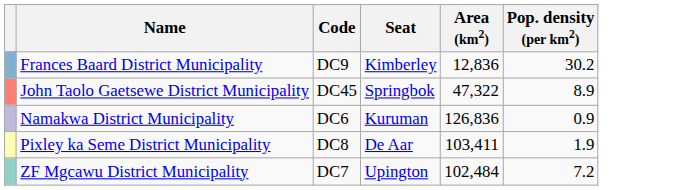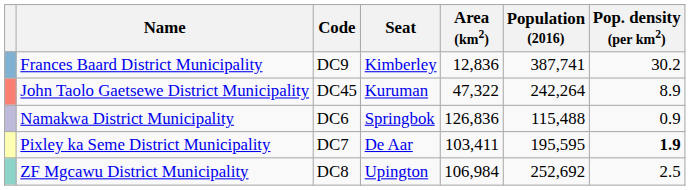+ column: (546, 28)
(400, 91) Springbok -> (396, 91) Kuruman
(396, 118) Kuruman -> (400, 118) Springbok
(333, 144) DC8 -> (333, 144) DC7
(584, 144) normal -> (670, 144) bold
(333, 171) DC7 -> (333, 171) DC8
(472, 171) 102,484 -> (472, 171) 106,984
(584, 171) 7.2 -> (670, 171) 2.5
